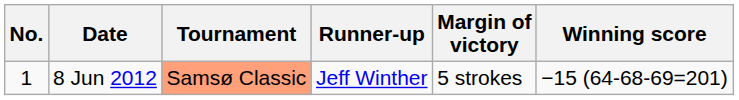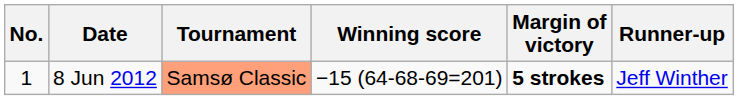columns swapped: (635, 33) <-> (372, 33)
(480, 78) normal -> (558, 78) bold
